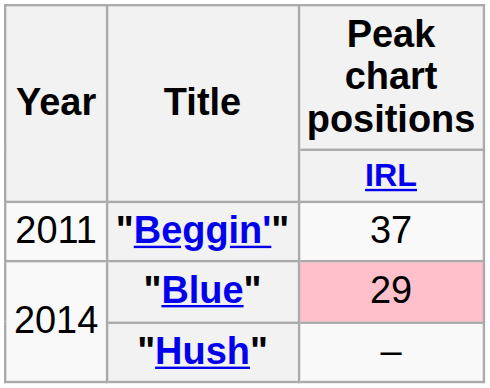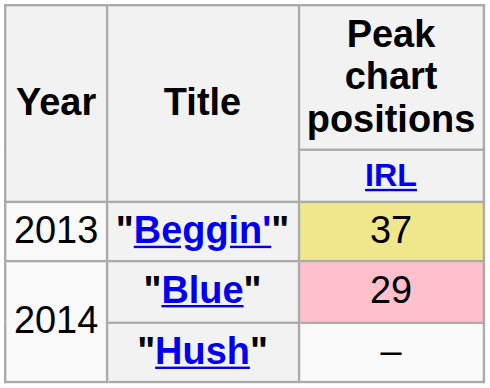(56, 230) 2011 -> (56, 230) 2013
(391, 230) no background -> (391, 230) khaki background
